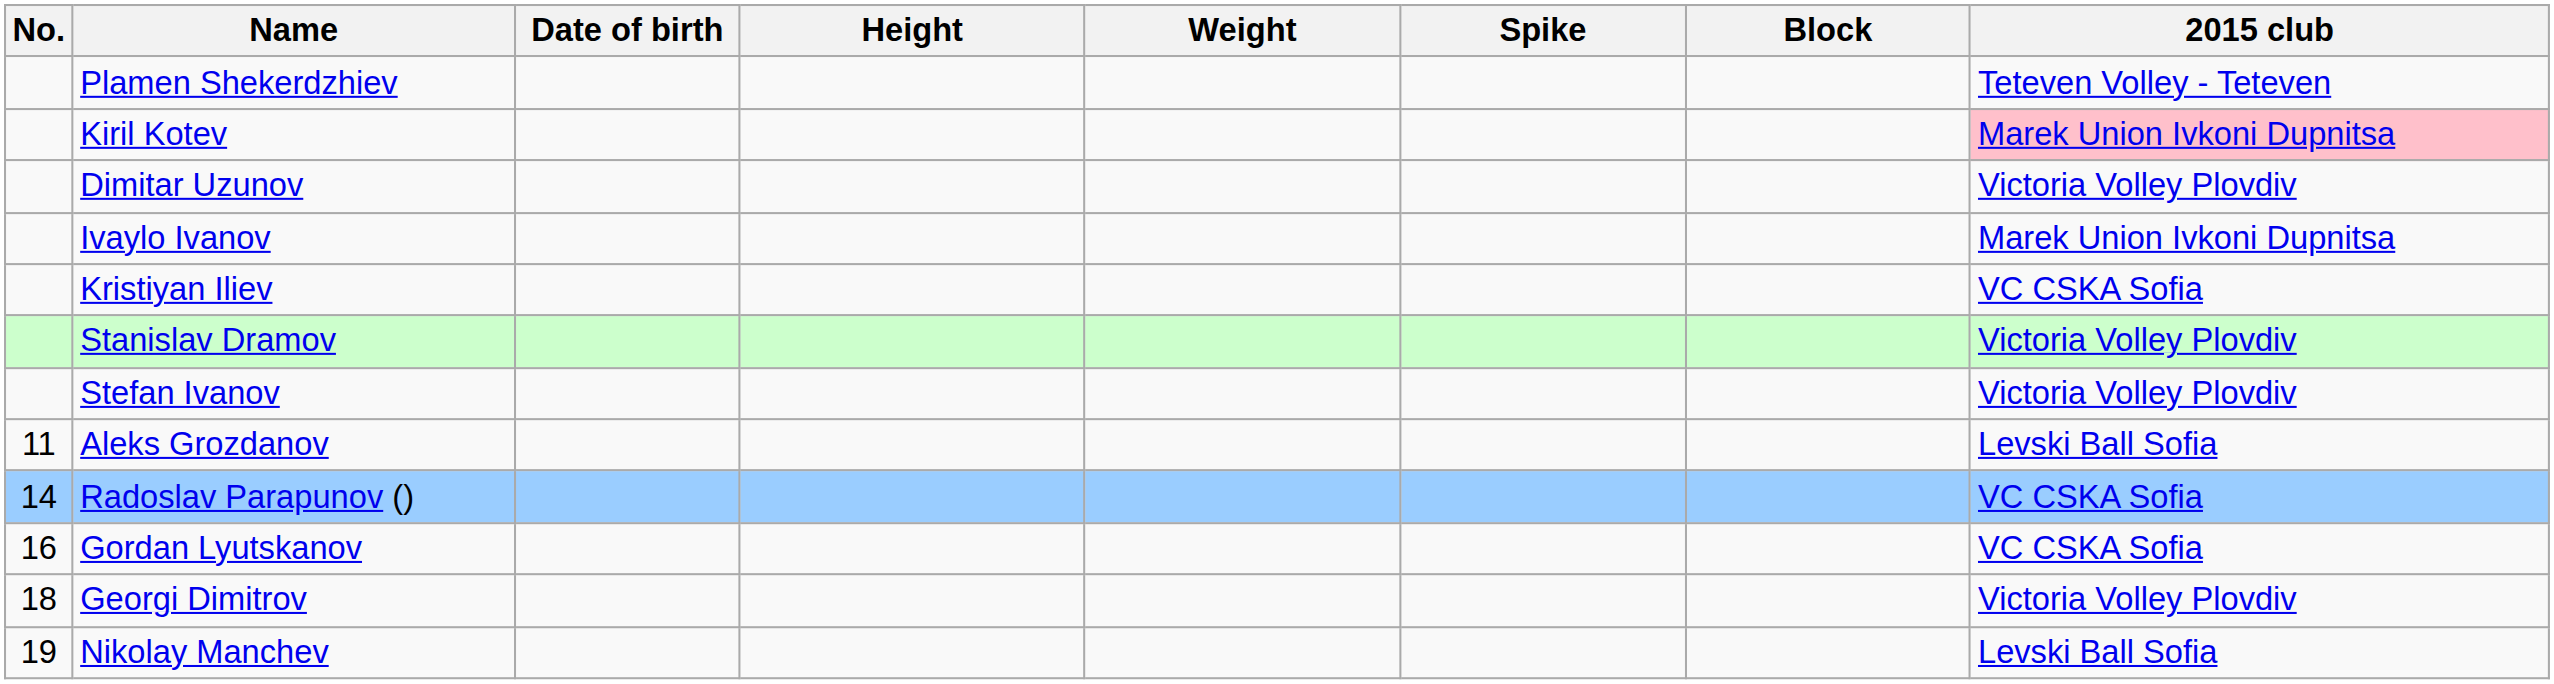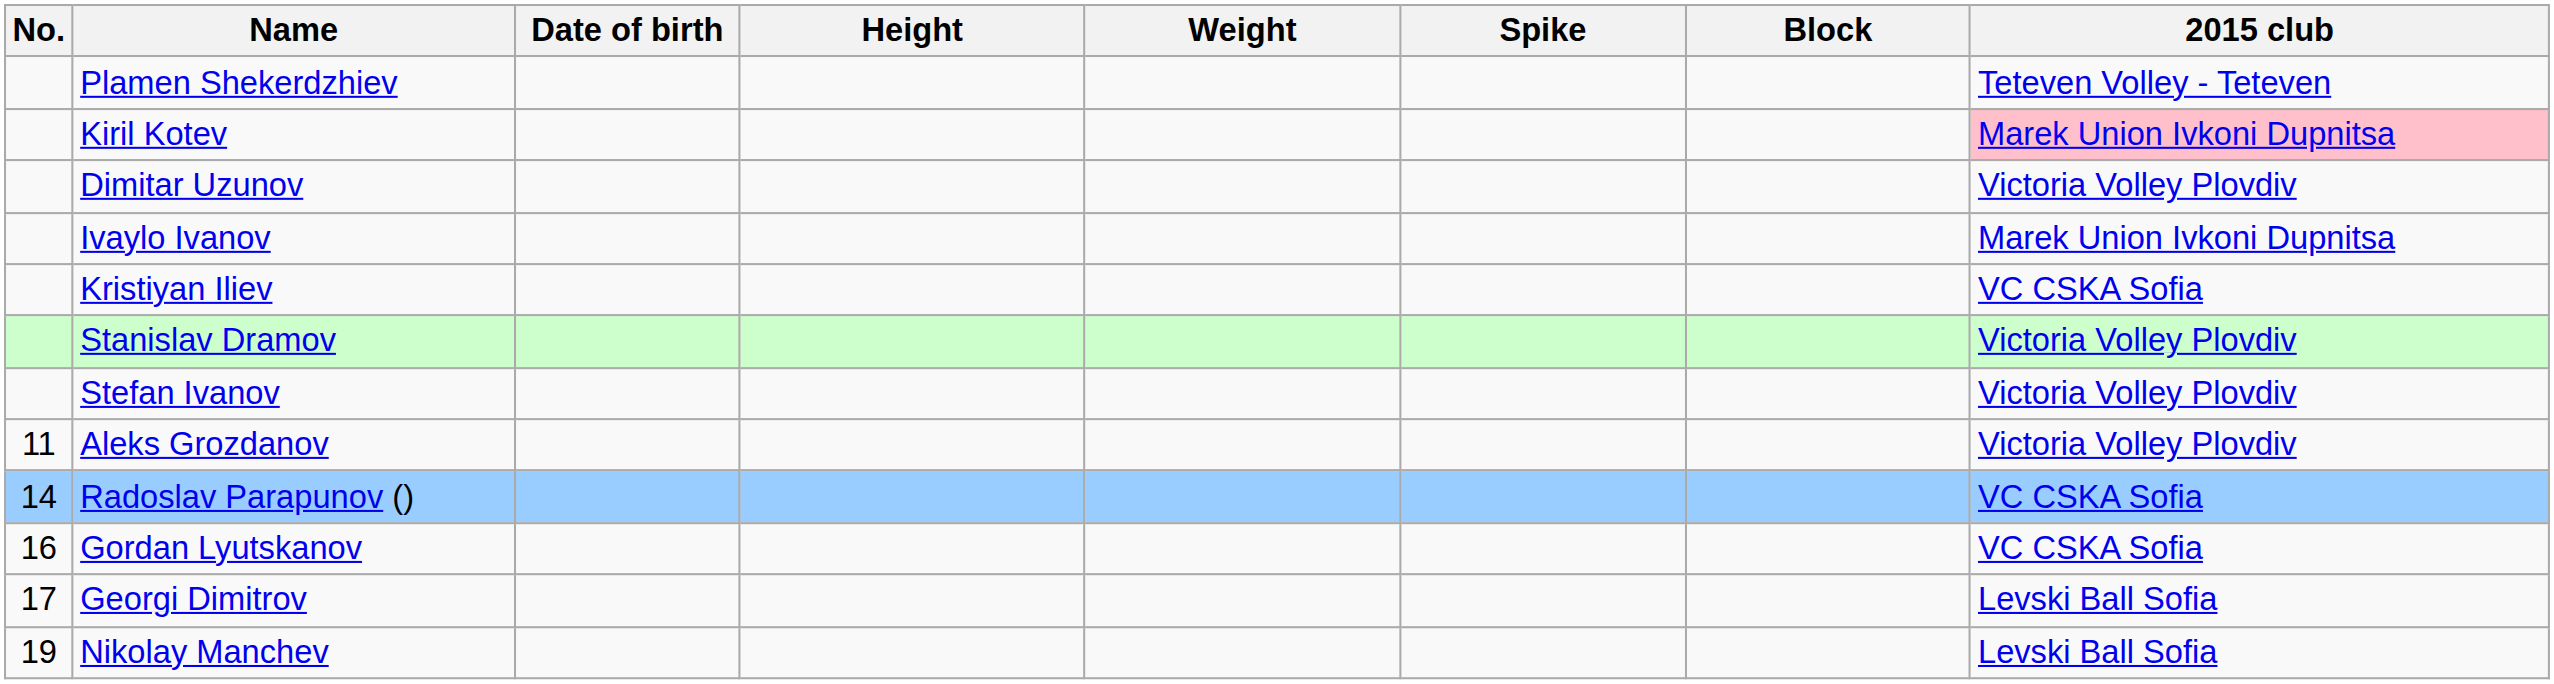(2098, 444) Levski Ball Sofia -> (2137, 444) Victoria Volley Plovdiv
(39, 599) 18 -> (39, 599) 17
(2137, 599) Victoria Volley Plovdiv -> (2098, 599) Levski Ball Sofia
